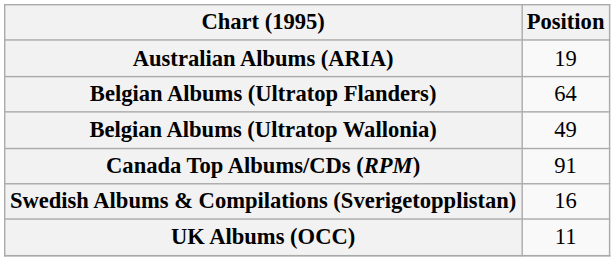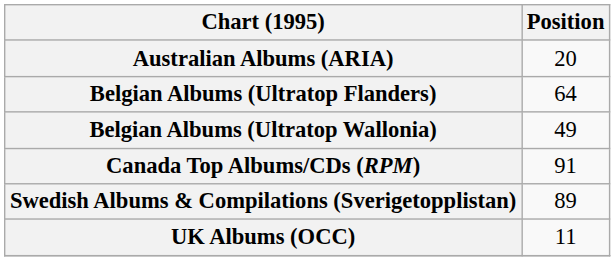(566, 58) 19 -> (566, 58) 20
(566, 201) 16 -> (566, 201) 89
